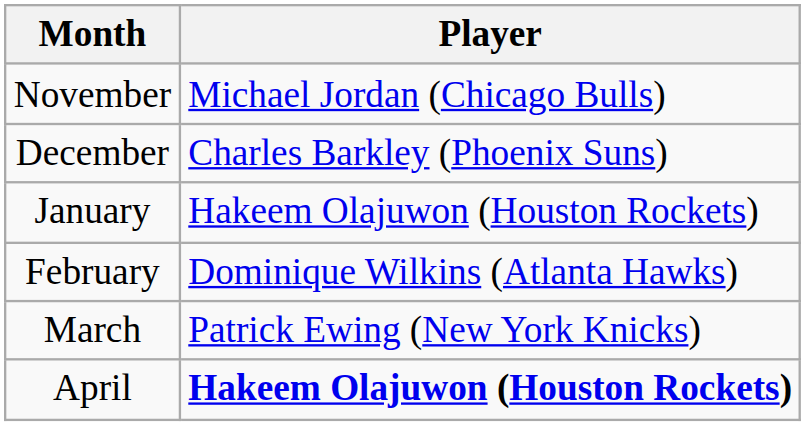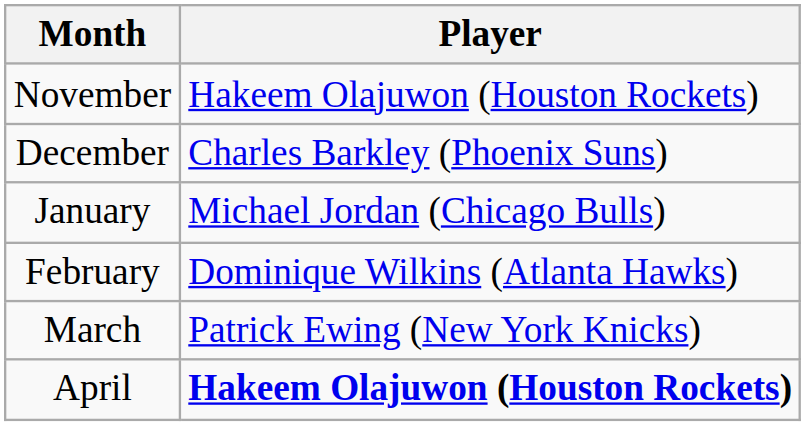(427, 93) Michael Jordan (Chicago Bulls) -> (474, 93) Hakeem Olajuwon (Houston Rockets)
(474, 211) Hakeem Olajuwon (Houston Rockets) -> (427, 211) Michael Jordan (Chicago Bulls)
